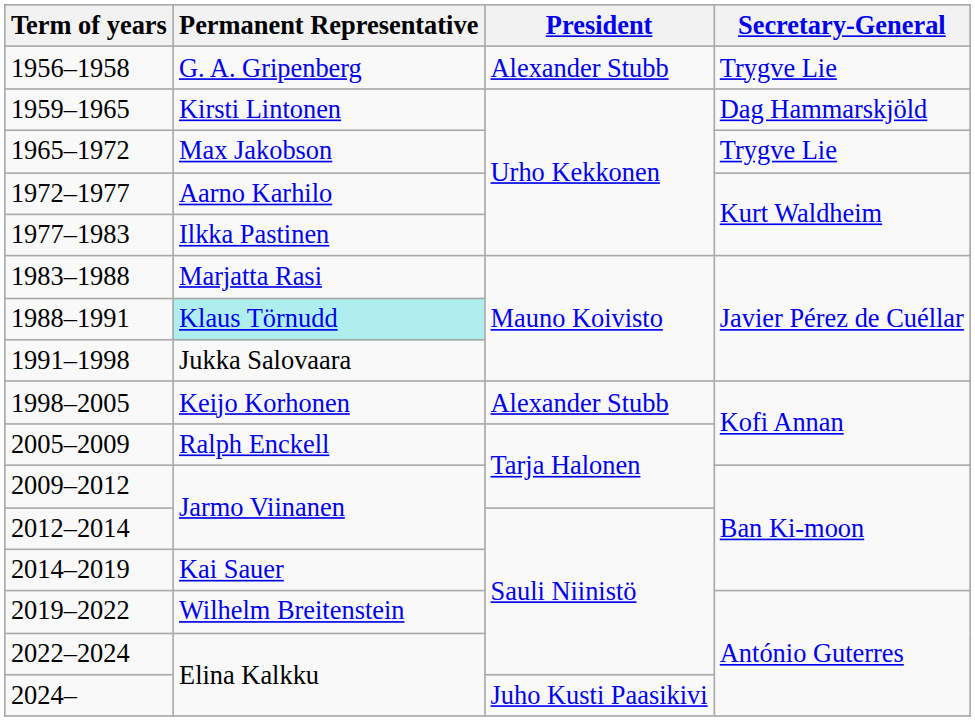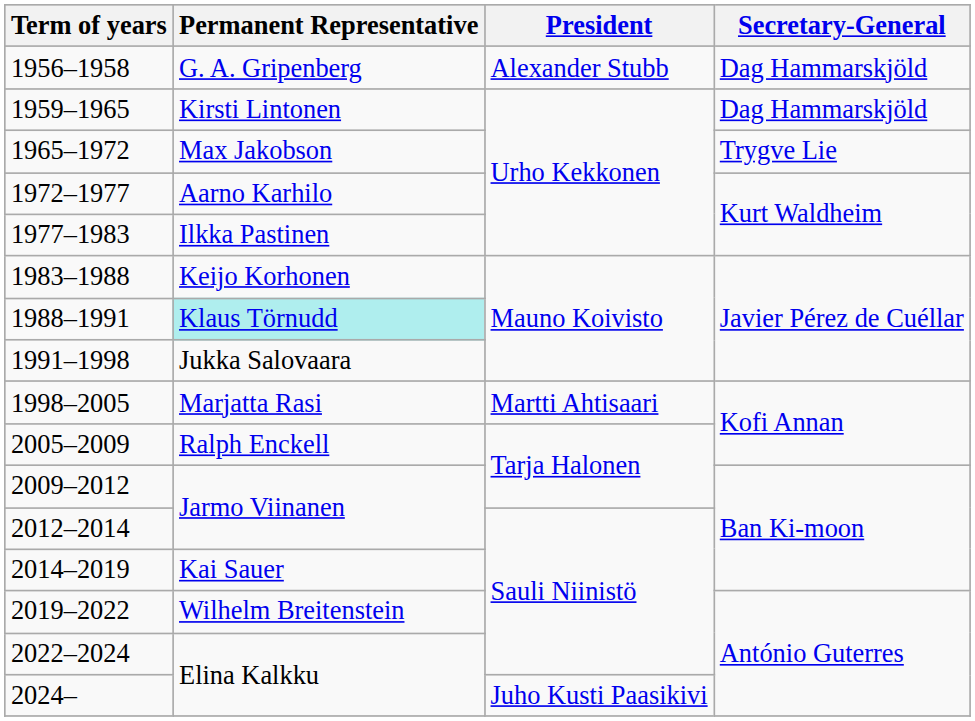(778, 67) Trygve Lie -> (824, 67) Dag Hammarskjöld
(250, 276) Marjatta Rasi -> (264, 276) Keijo Korhonen
(264, 402) Keijo Korhonen -> (250, 402) Marjatta Rasi
(580, 402) Alexander Stubb -> (575, 402) Martti Ahtisaari
